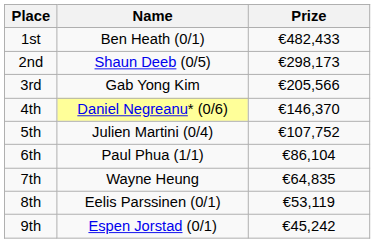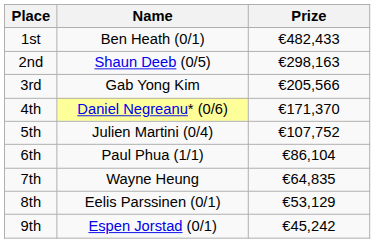(309, 62) €298,173 -> (309, 62) €298,163
(309, 109) €146,370 -> (309, 109) €171,370
(309, 202) €53,119 -> (309, 202) €53,129
